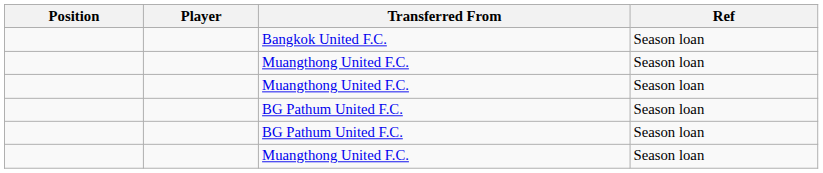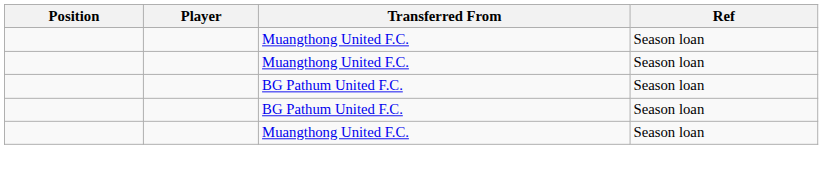- row: (74, 39)
